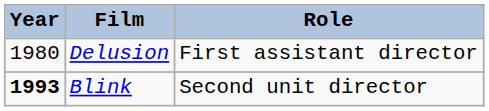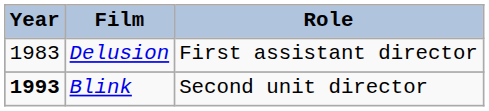(35, 55) 1980 -> (35, 55) 1983
